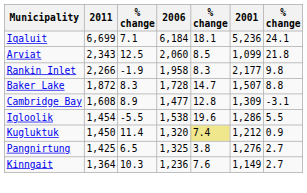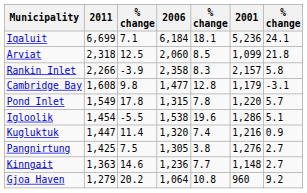(101, 55) 2,343 -> (101, 55) 2,318
(132, 70) -1.9 -> (132, 70) -3.9
(174, 70) 1,958 -> (174, 70) 2,358
(247, 70) 2,177 -> (247, 70) 2,157
(275, 70) 9.8 -> (275, 70) 5.8
- row: (36, 86)
(129, 102) 8.9 -> (129, 86) 9.8
(247, 102) 1,309 -> (247, 86) 1,179
+ row: (36, 102)
(275, 117) 5.5 -> (275, 117) 5.1
(101, 133) 1,450 -> (101, 133) 1,447
(202, 133) khaki background -> (202, 133) no background
(247, 133) 1,212 -> (247, 133) 1,216
(129, 149) 6.5 -> (129, 149) 7.5
(174, 149) 1,325 -> (174, 149) 1,305
(101, 164) 1,364 -> (101, 164) 1,363
(132, 164) 10.3 -> (132, 164) 14.6
(202, 164) 7.6 -> (202, 164) 7.7
(247, 164) 1,149 -> (247, 164) 1,148
+ row: (36, 180)
